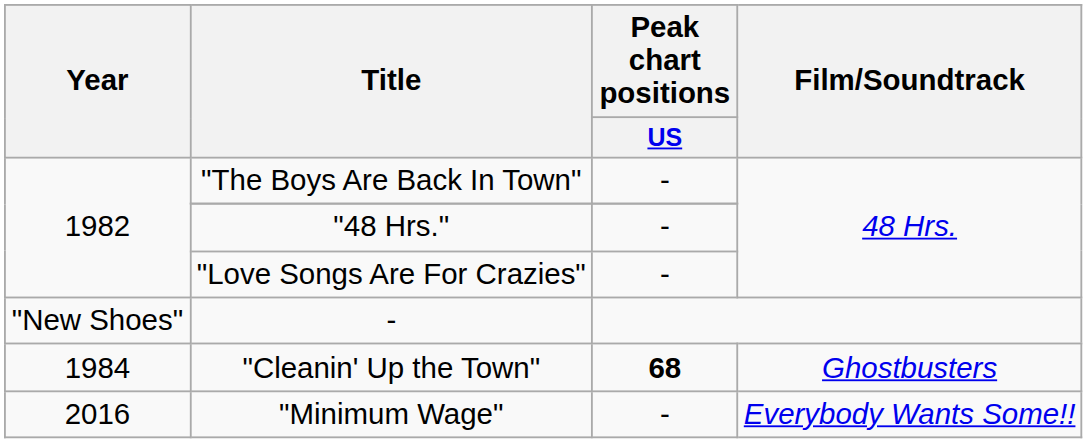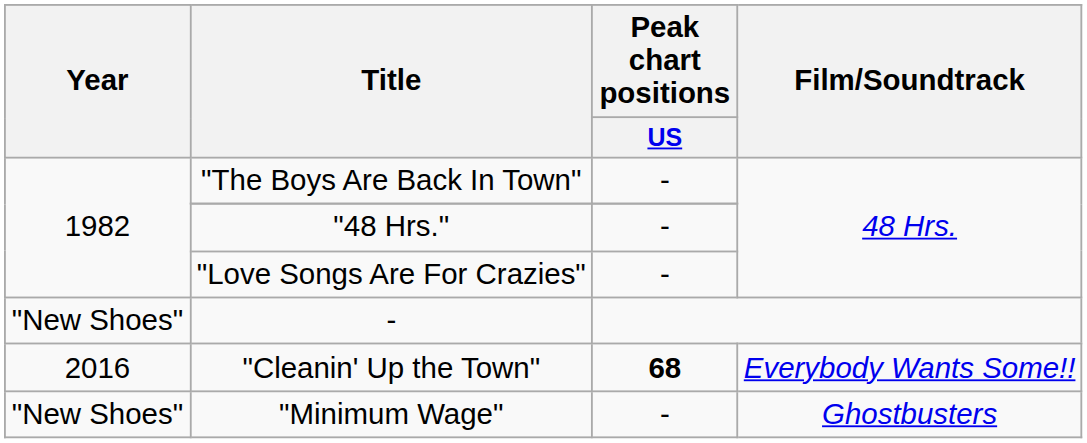(97, 366) 1984 -> (97, 366) 2016
(910, 366) Ghostbusters -> (910, 366) Everybody Wants Some!!
(97, 413) 2016 -> (97, 413) "New Shoes"
(910, 413) Everybody Wants Some!! -> (910, 413) Ghostbusters
